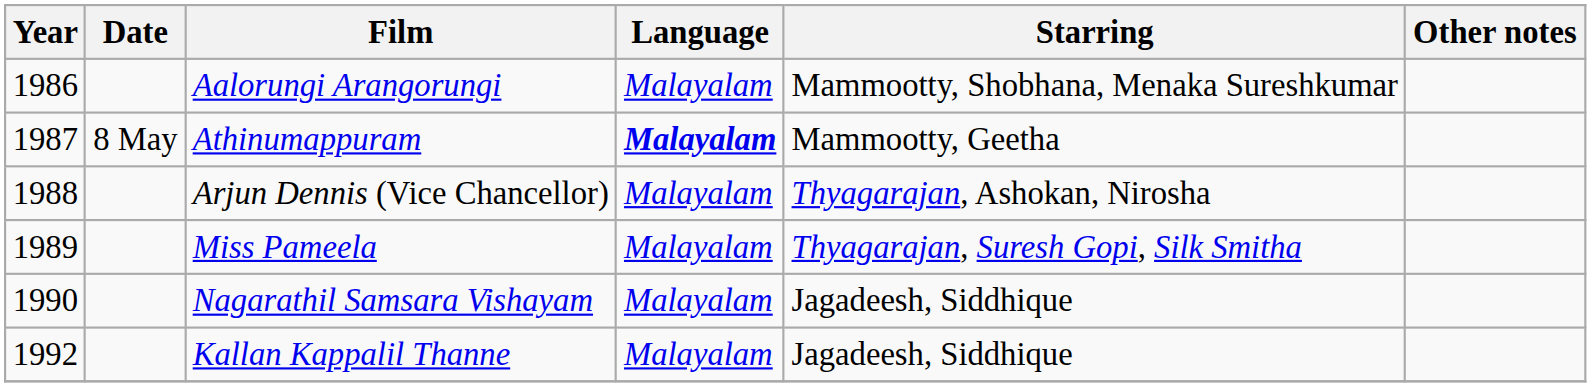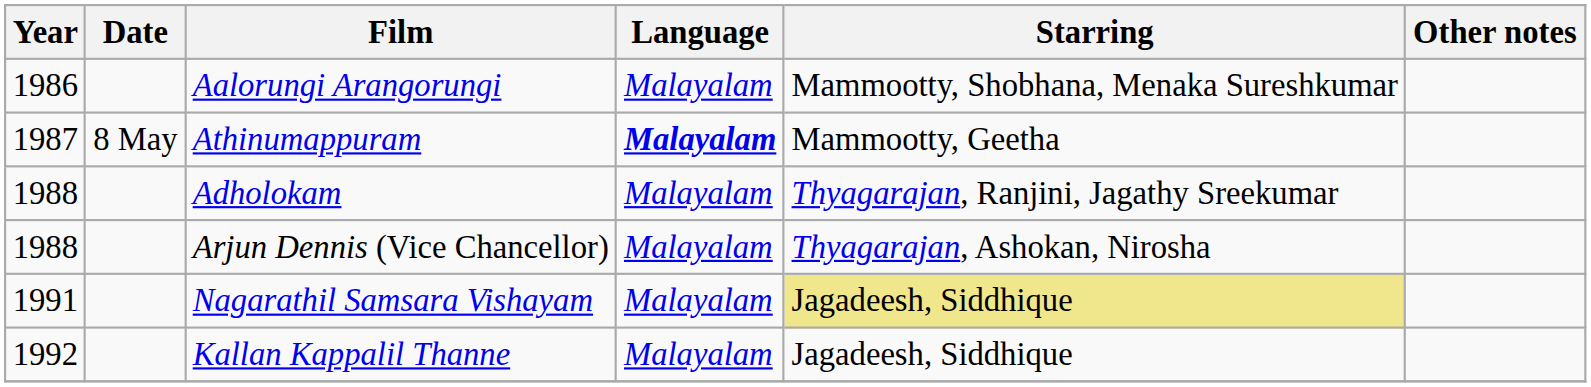+ row: (267, 193)
- row: (285, 247)
(45, 301) 1990 -> (45, 301) 1991
(932, 301) no background -> (932, 301) khaki background
